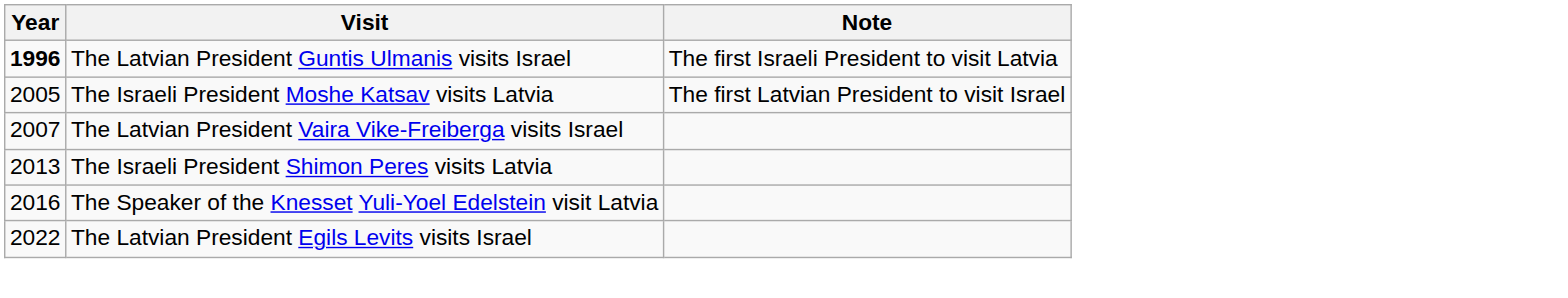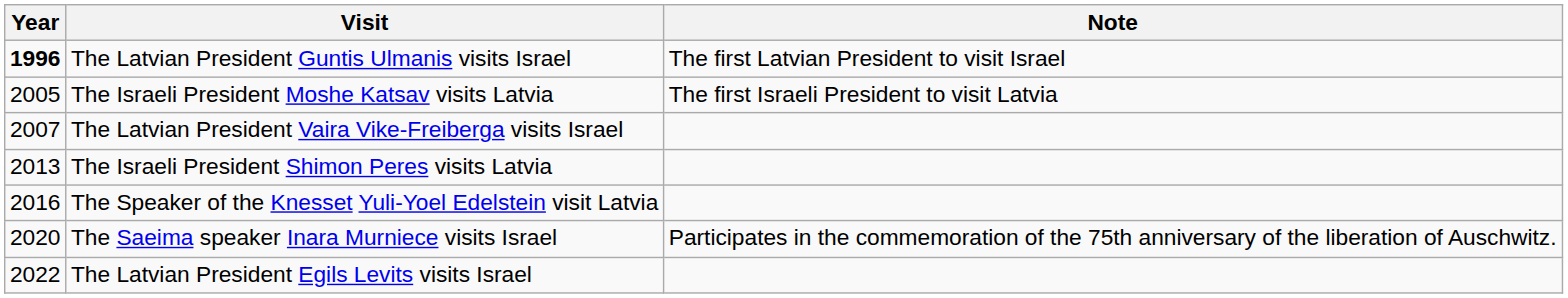(863, 58) The first Israeli President to visit Latvia -> (867, 58) The first Latvian President to visit Israel
(867, 94) The first Latvian President to visit Israel -> (863, 94) The first Israeli President to visit Latvia
+ row: (314, 238)
